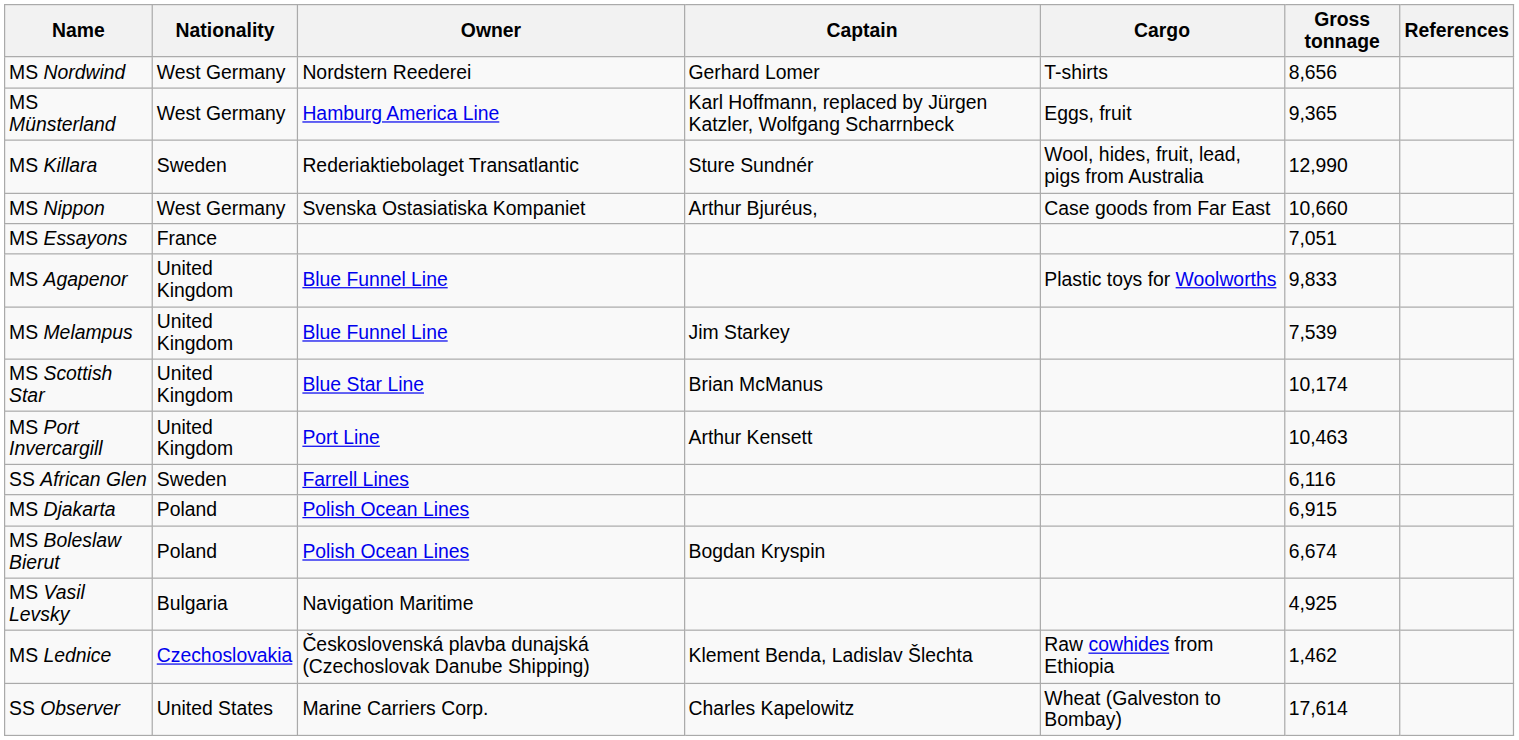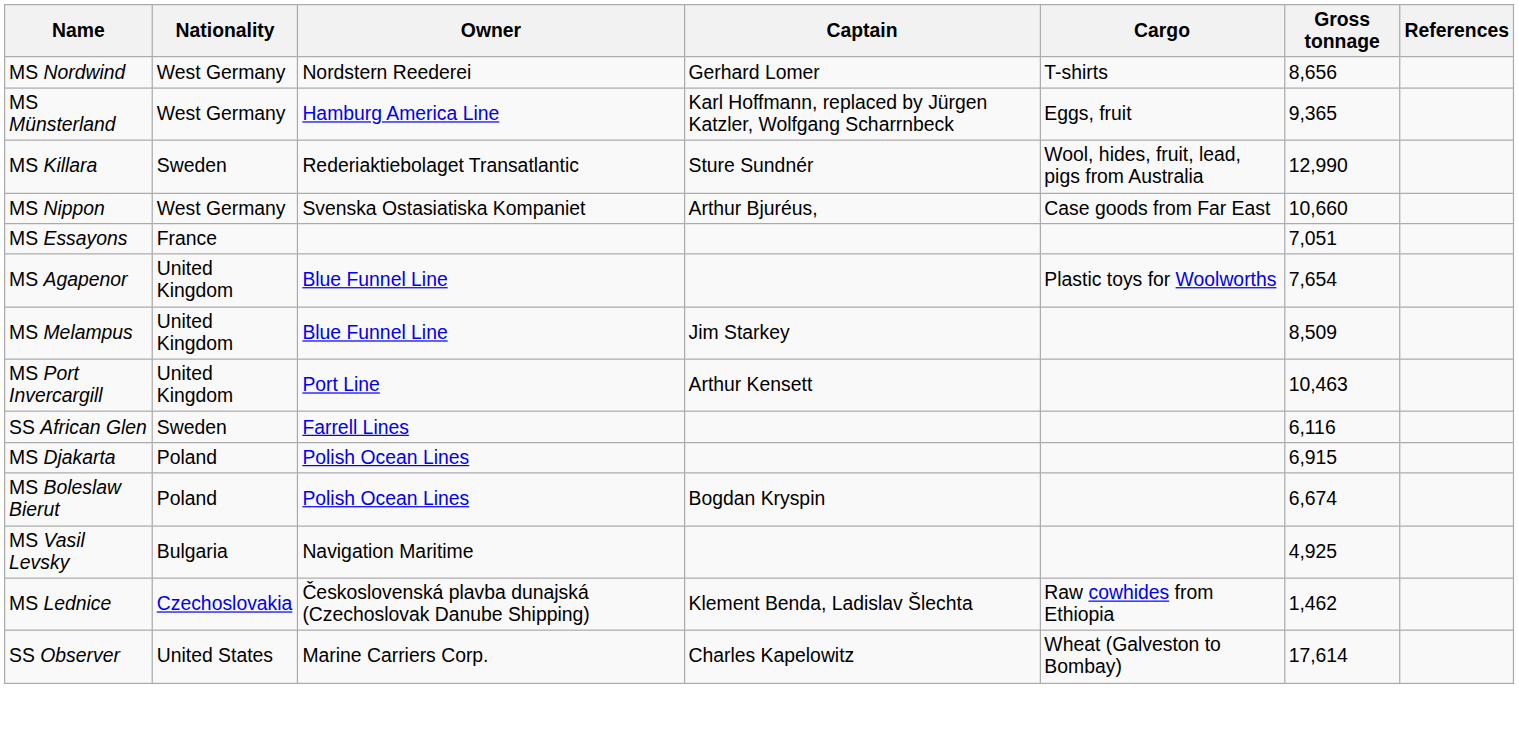(1313, 280) 9,833 -> (1313, 280) 7,654
(1313, 332) 7,539 -> (1313, 332) 8,509
- row: (61, 385)
